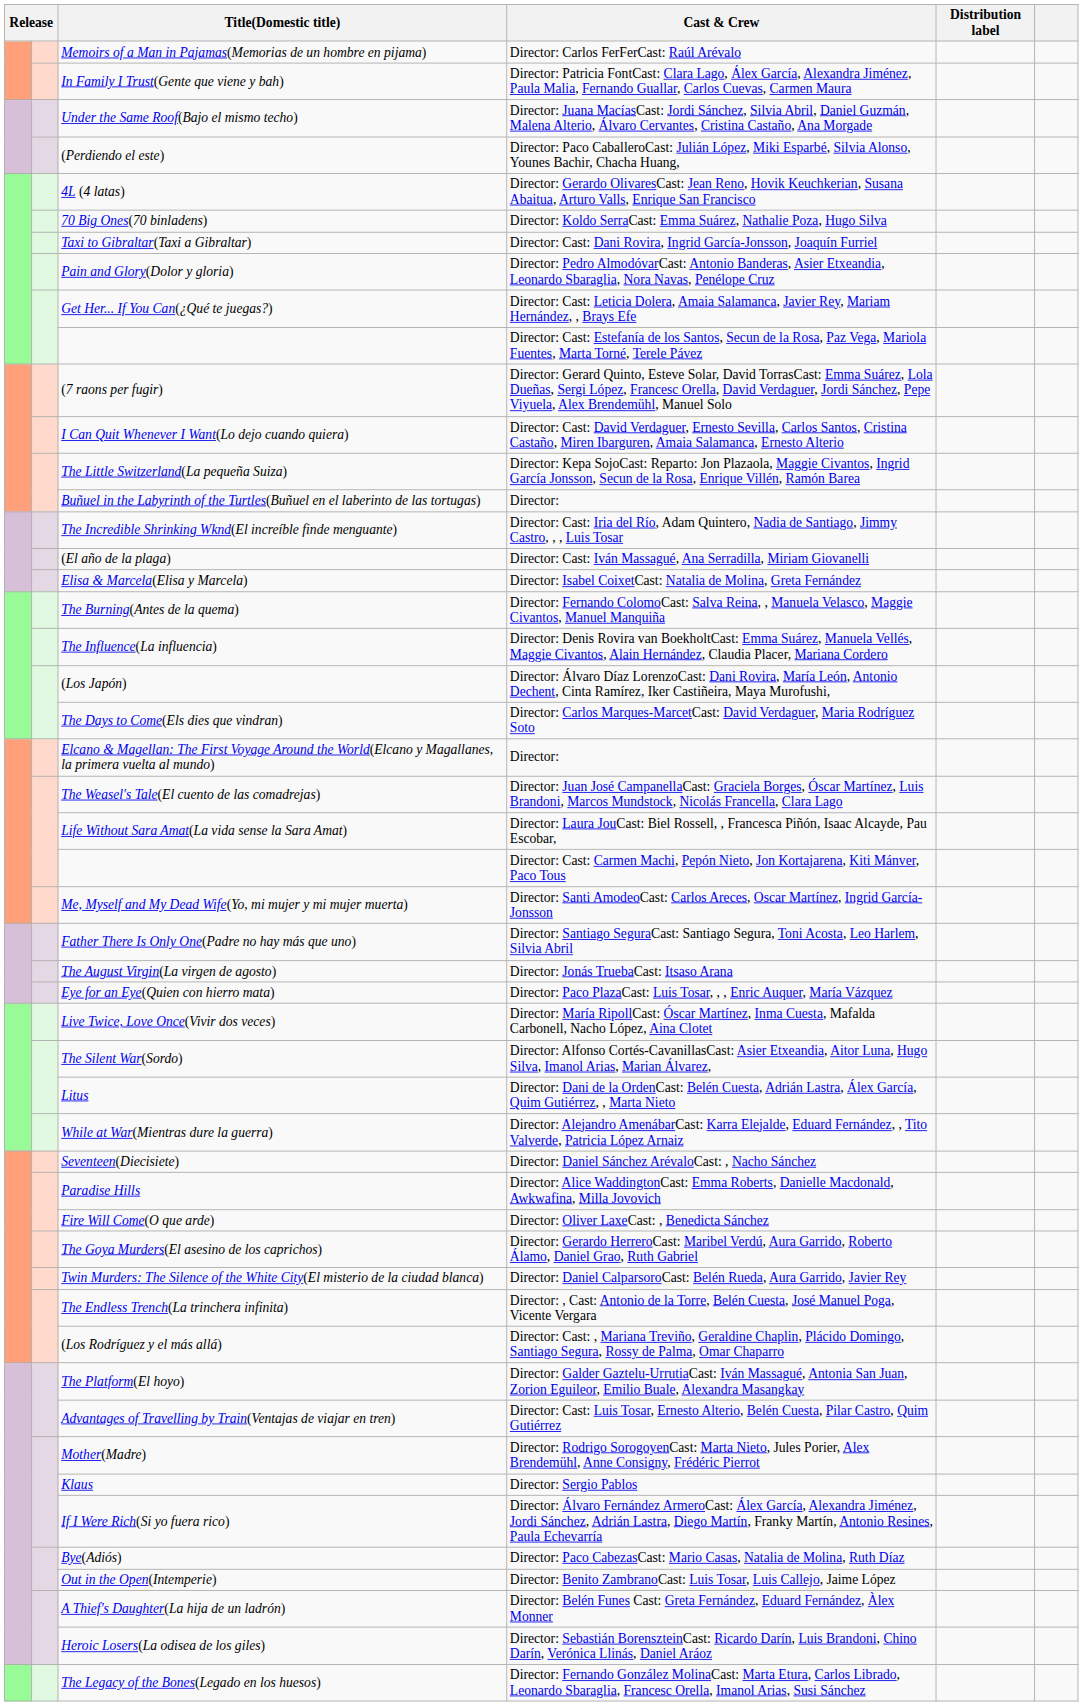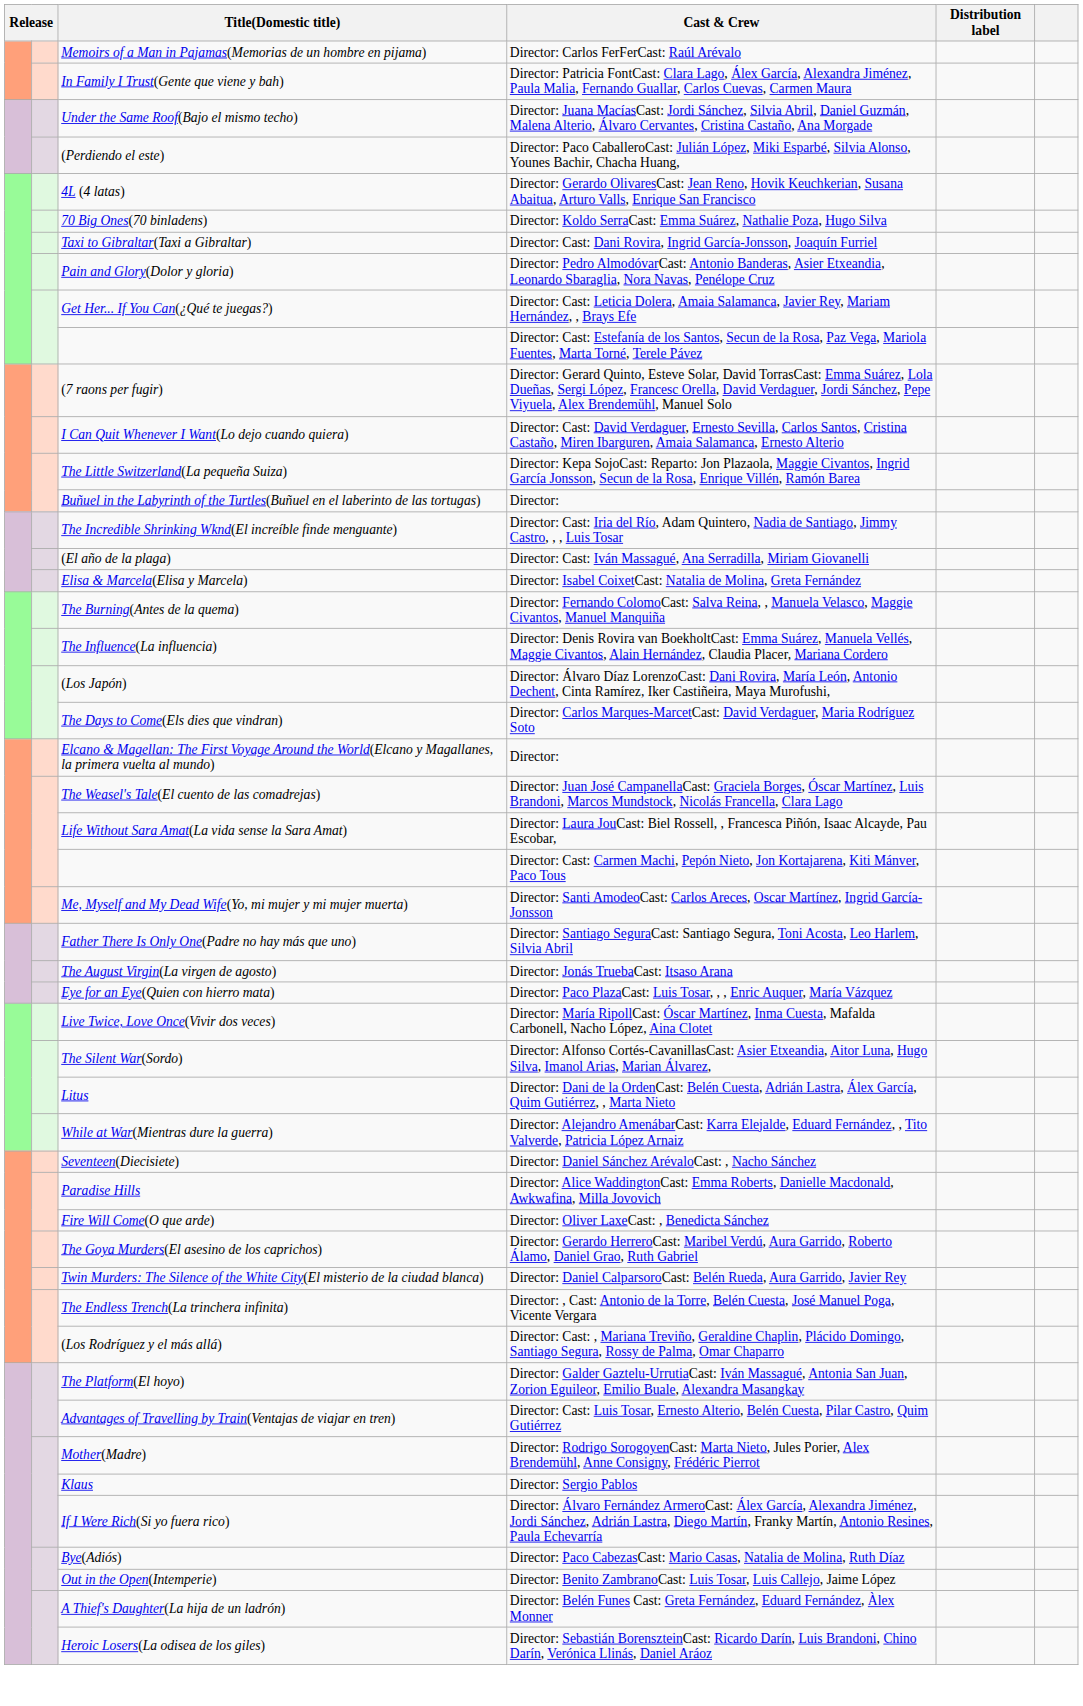- row: (191, 1682)
